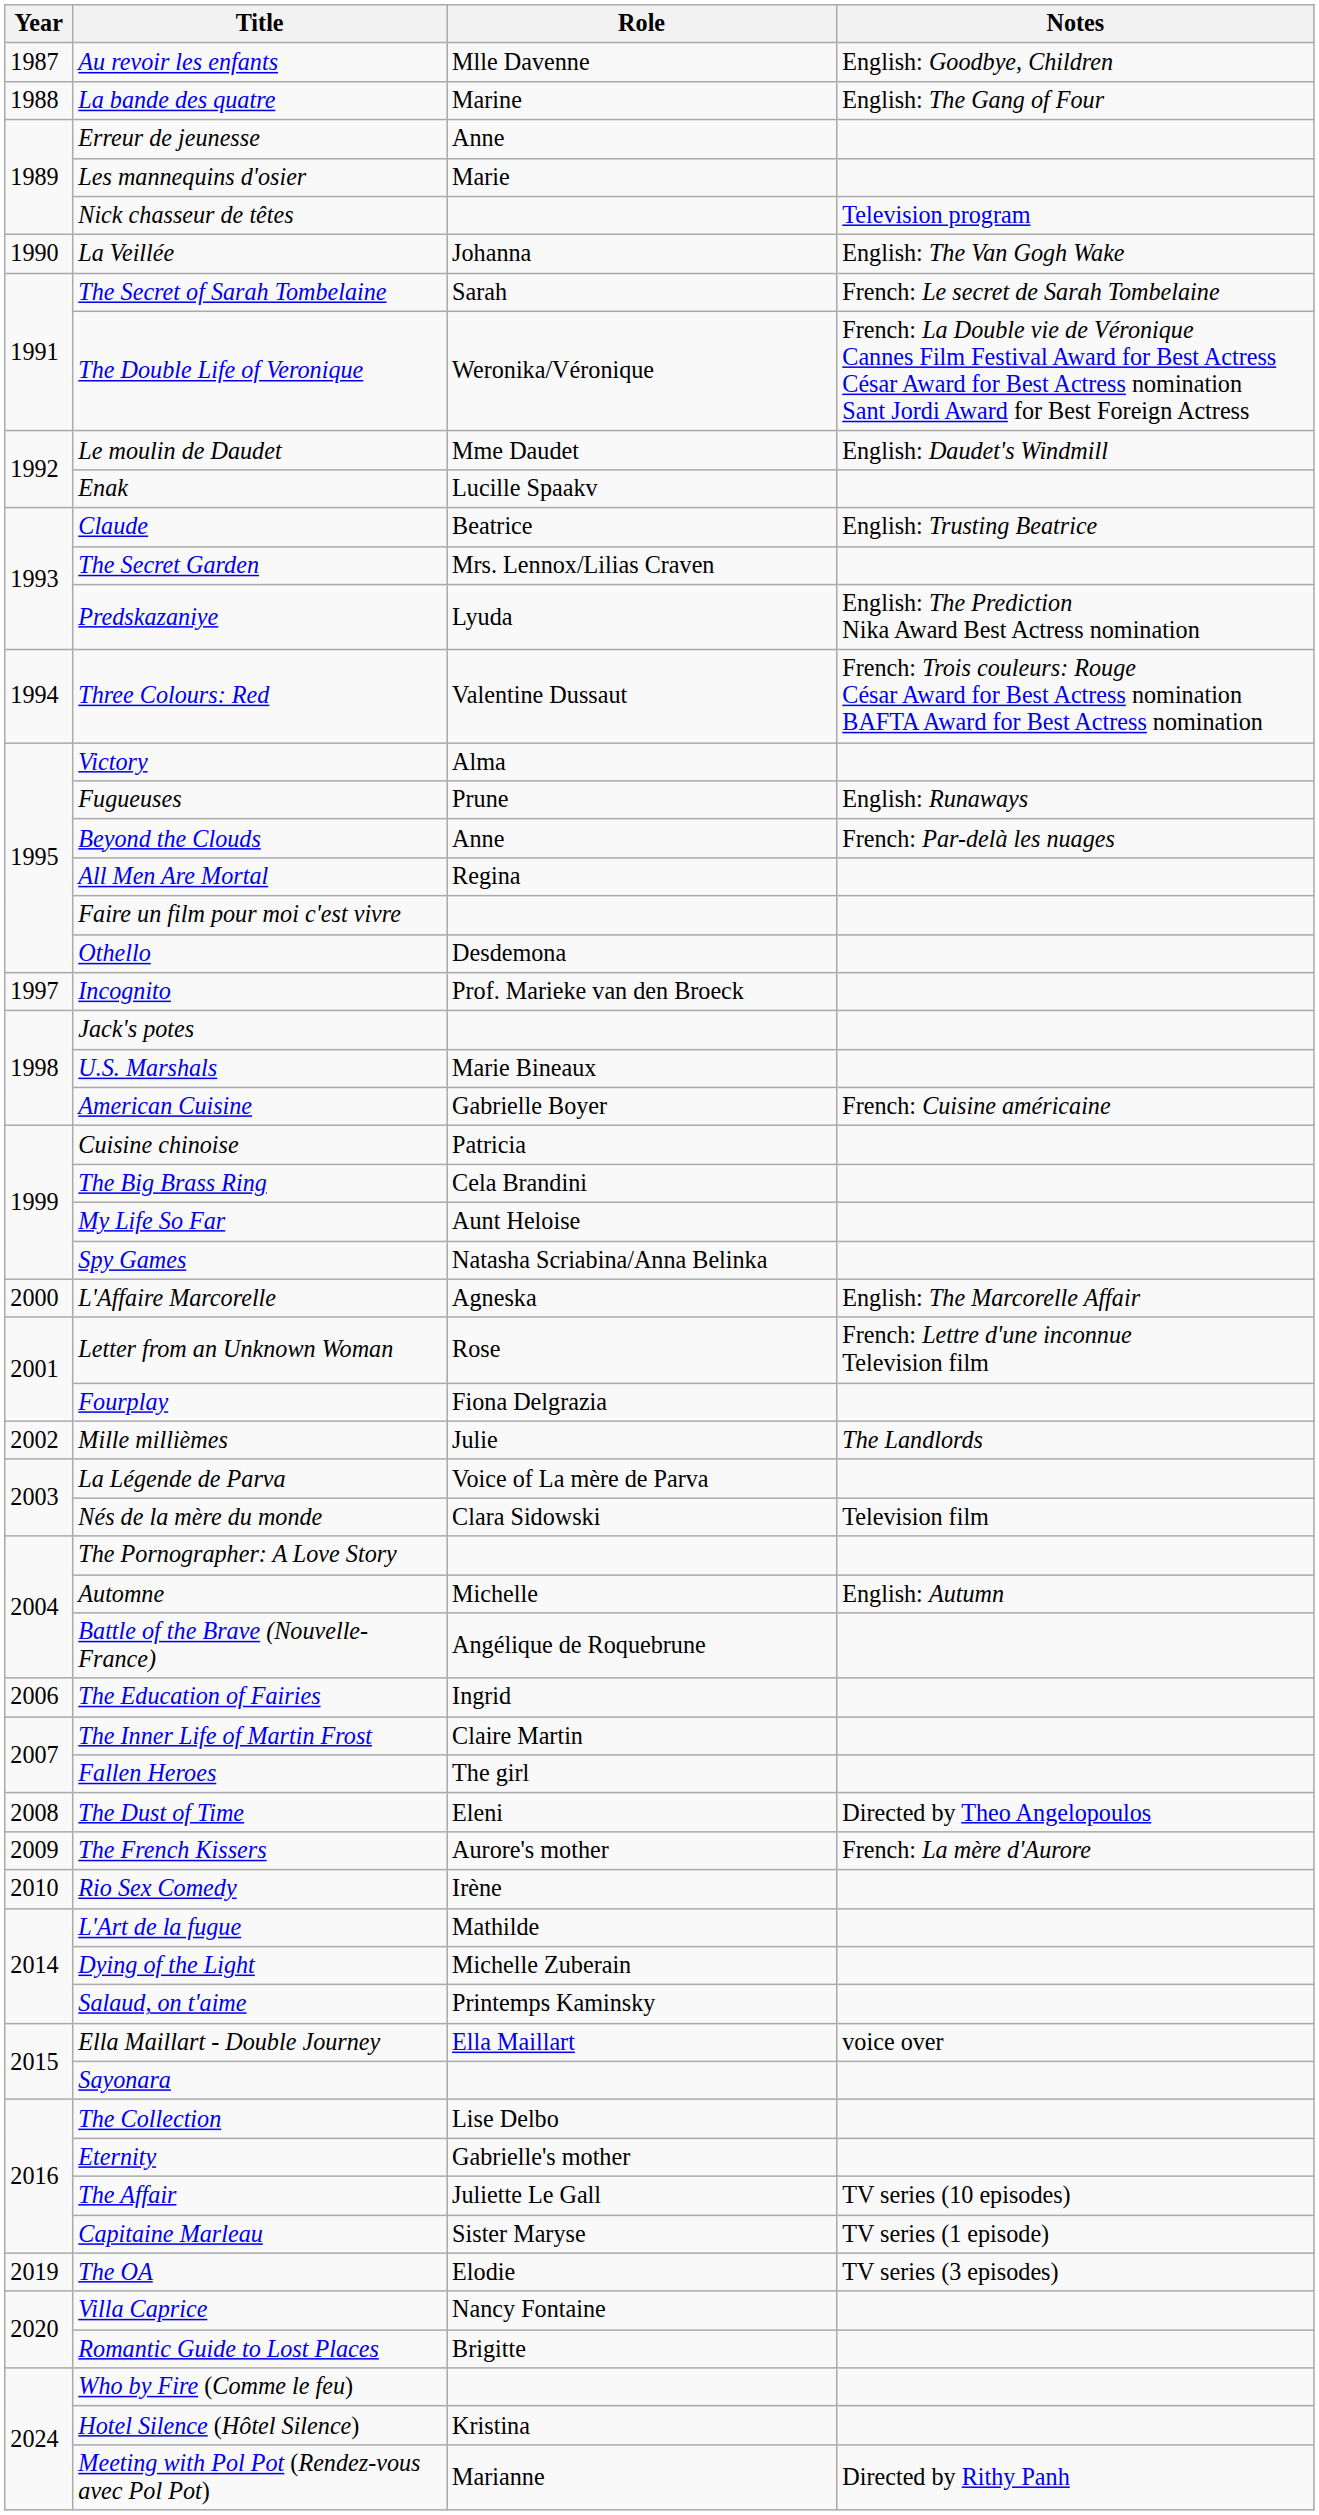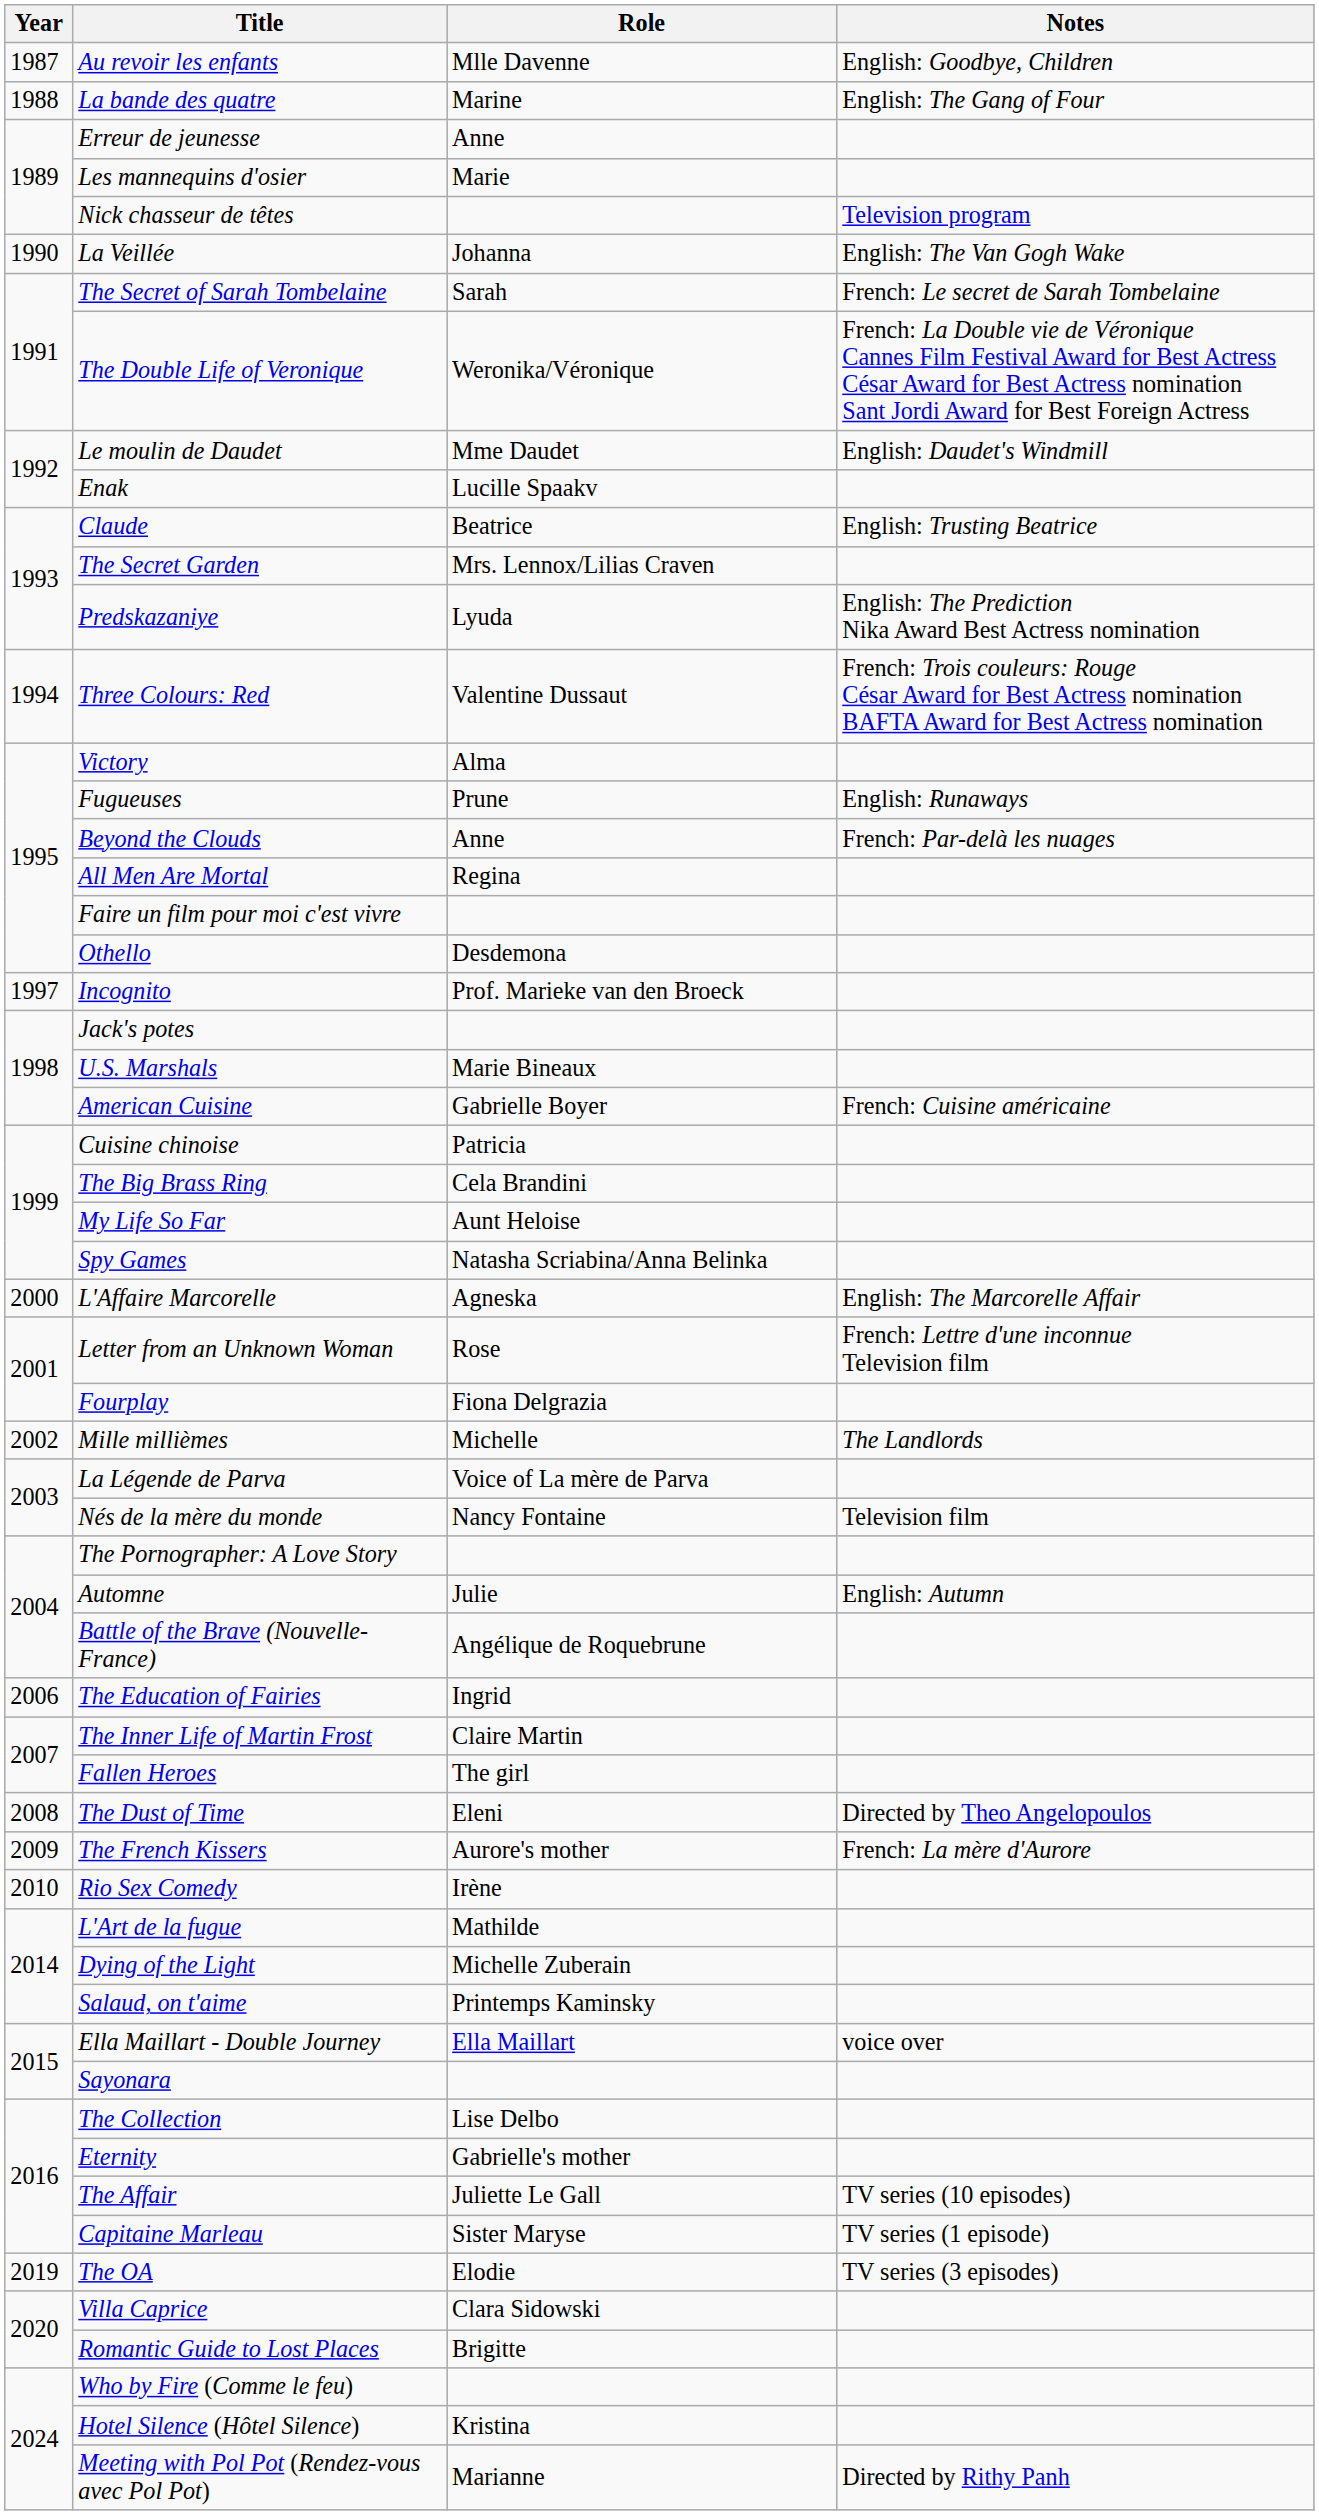(475, 1440) Julie -> (495, 1440) Michelle
(526, 1516) Clara Sidowski -> (529, 1516) Nancy Fontaine
(495, 1593) Michelle -> (475, 1593) Julie
(529, 2310) Nancy Fontaine -> (526, 2310) Clara Sidowski
